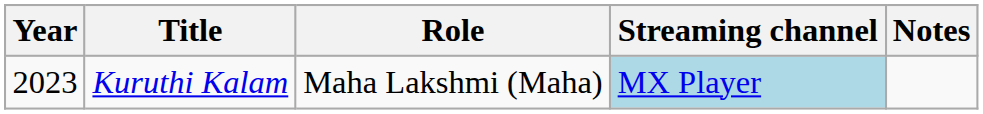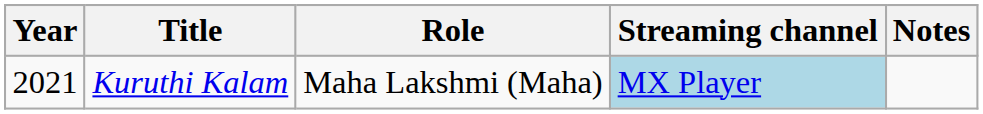(45, 81) 2023 -> (45, 81) 2021
